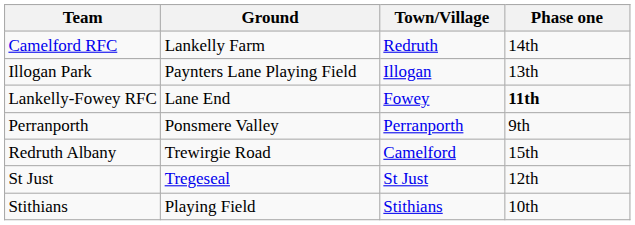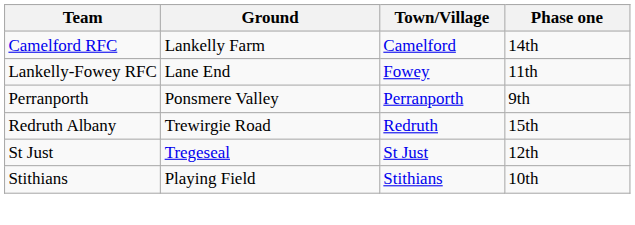(411, 44) Redruth -> (420, 44) Camelford
- row: (50, 71)
(524, 98) bold -> (523, 71) normal
(420, 152) Camelford -> (411, 125) Redruth
